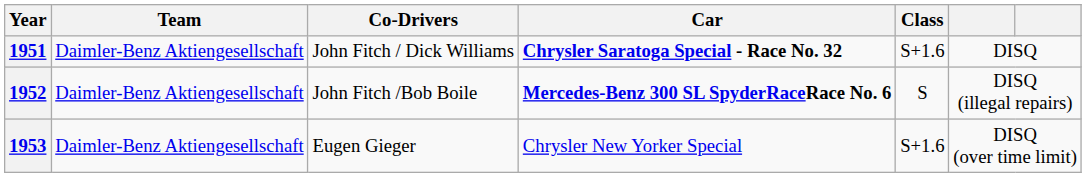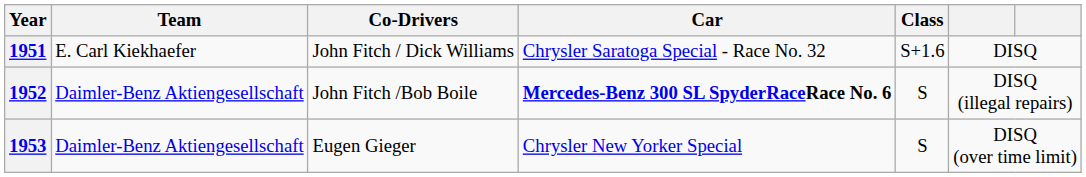(179, 51) Daimler-Benz Aktiengesellschaft -> (126, 51) E. Carl Kiekhaefer
(682, 51) bold -> (674, 51) normal
(922, 146) S+1.6 -> (922, 146) S
